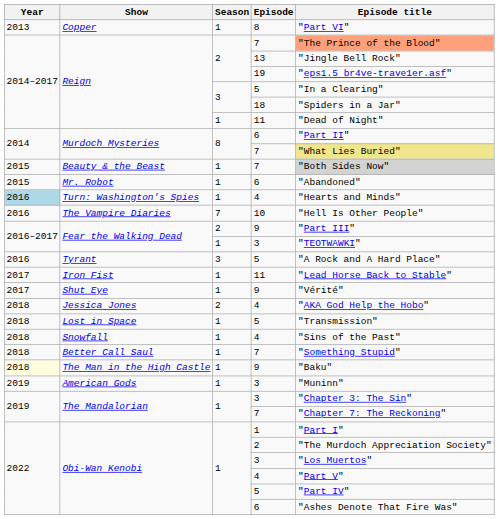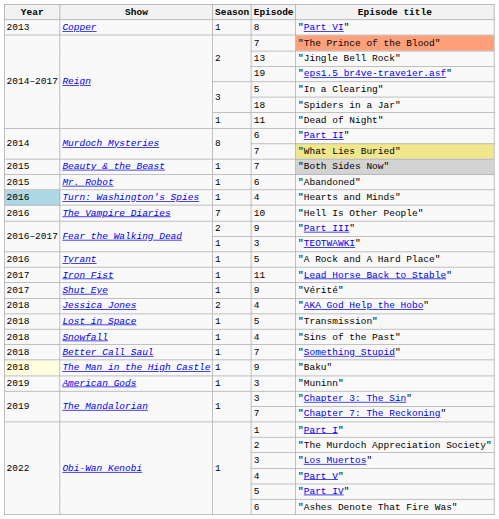(218, 260) 3 -> (218, 260) 1
